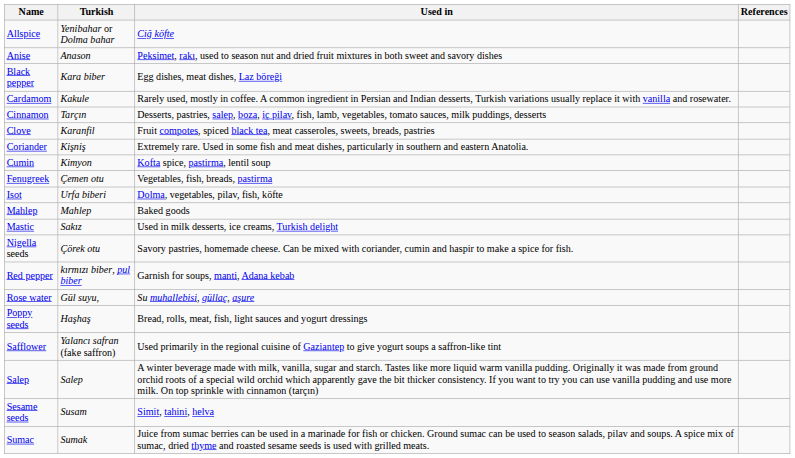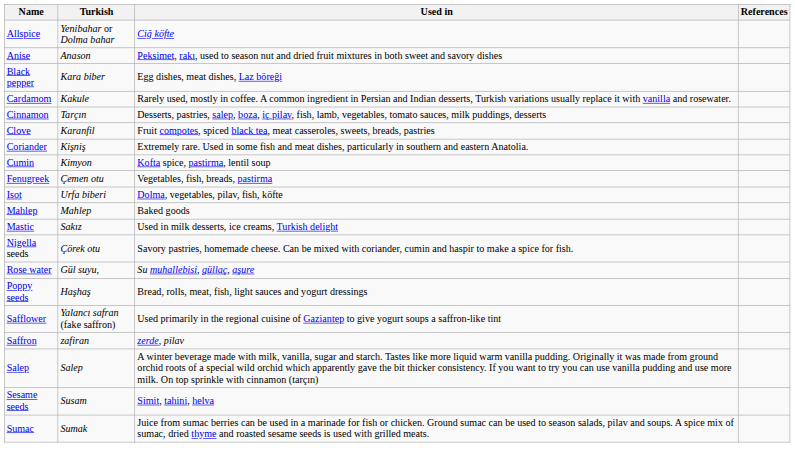- row: (30, 275)
+ row: (22, 340)
